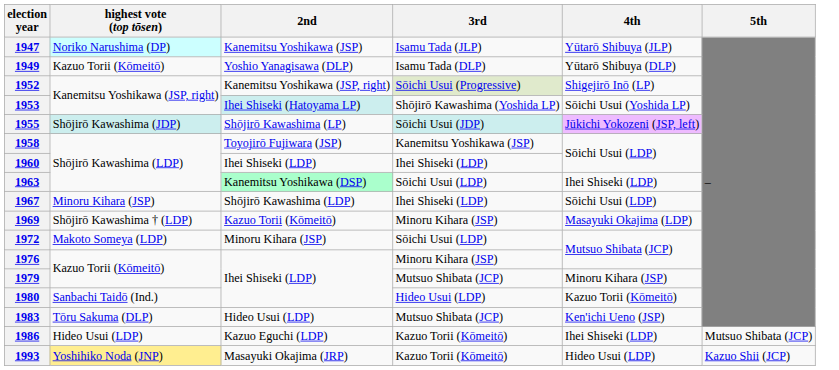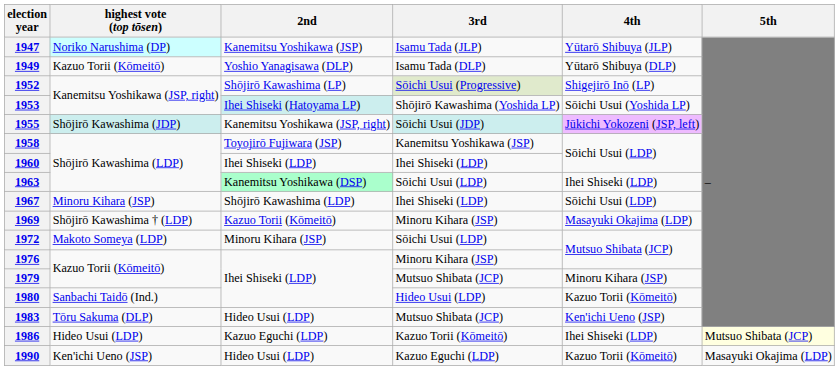(307, 85) Kanemitsu Yoshikawa (JSP, right) -> (285, 85) Shōjirō Kawashima (LP)
(285, 124) Shōjirō Kawashima (LP) -> (307, 124) Kanemitsu Yoshikawa (JSP, right)
(759, 336) no background -> (759, 336) lightyellow background
+ row: (27, 355)
- row: (27, 355)
